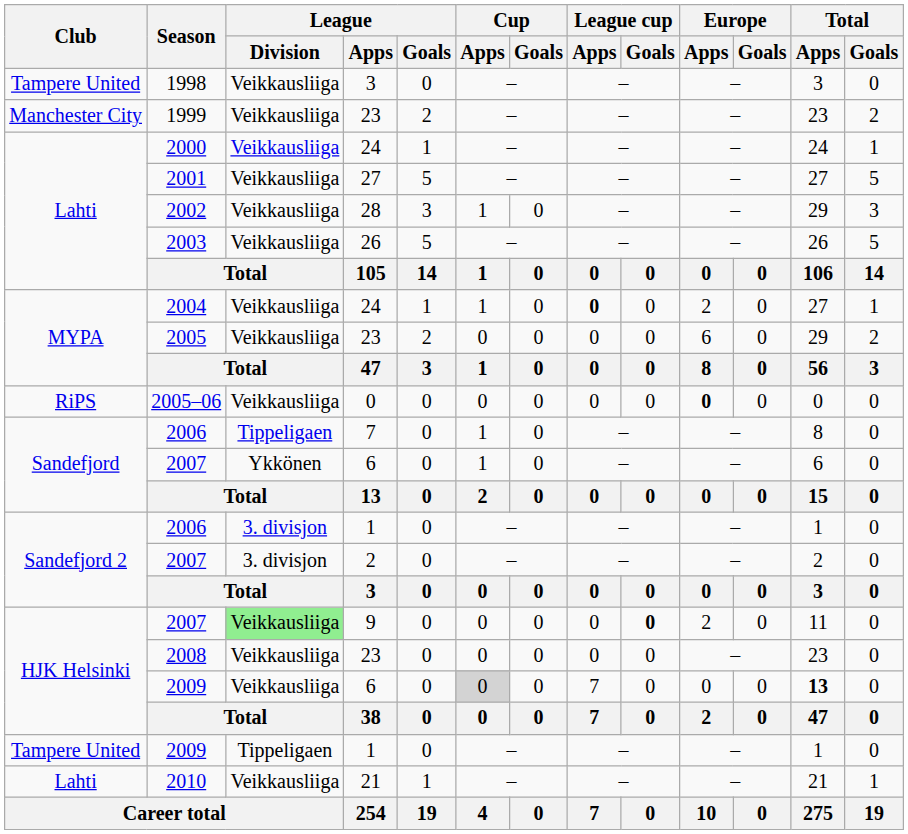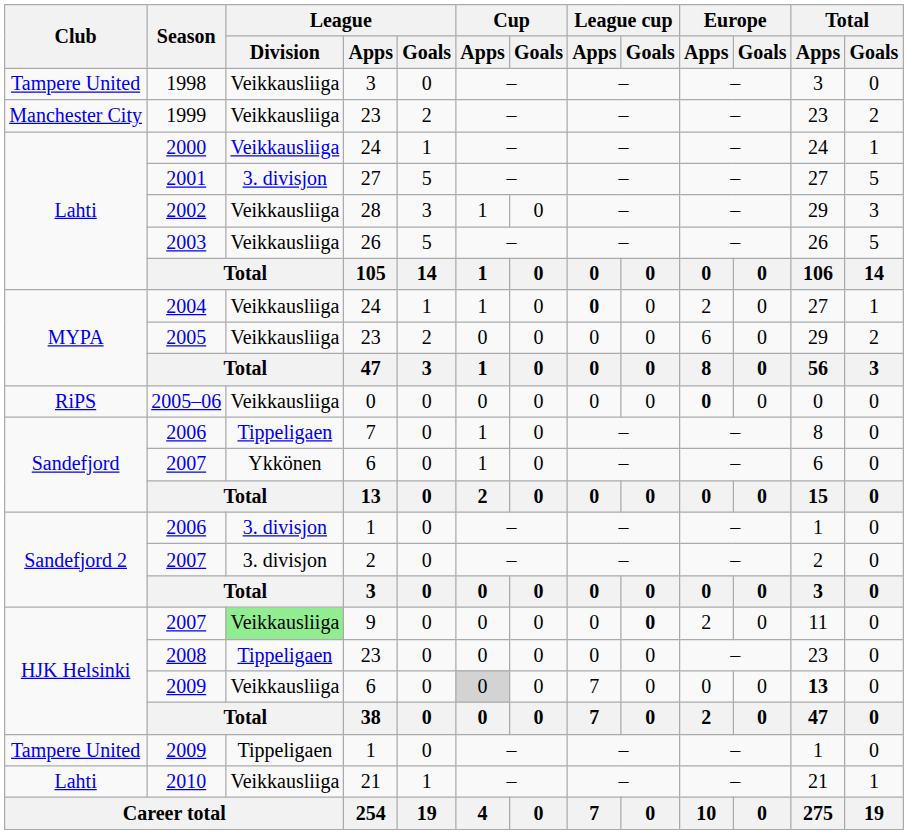(285, 178) Veikkausliiga -> (285, 178) 3. divisjon
(285, 654) Veikkausliiga -> (285, 654) Tippeligaen
